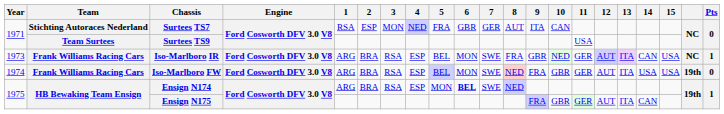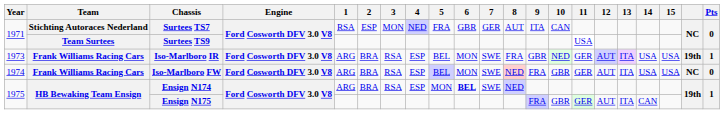(648, 57) CAN -> (648, 57) USA
(693, 57) NC -> (693, 57) 19th
(693, 72) 19th -> (693, 72) NC
